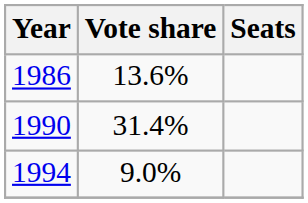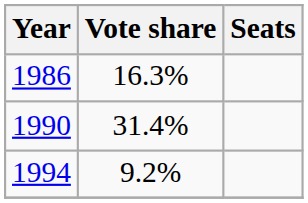(151, 76) 13.6% -> (151, 76) 16.3%
(151, 172) 9.0% -> (151, 172) 9.2%
